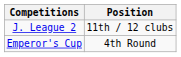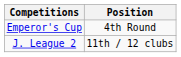rows swapped: (44, 28) <-> (44, 44)
